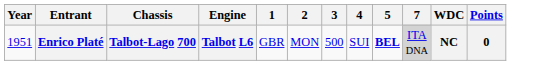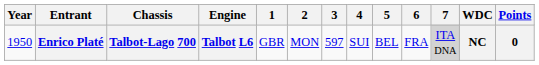+ column: (416, 15)
(20, 42) 1951 -> (20, 42) 1950
(334, 42) 500 -> (334, 42) 597
(387, 42) bold -> (387, 42) normal
